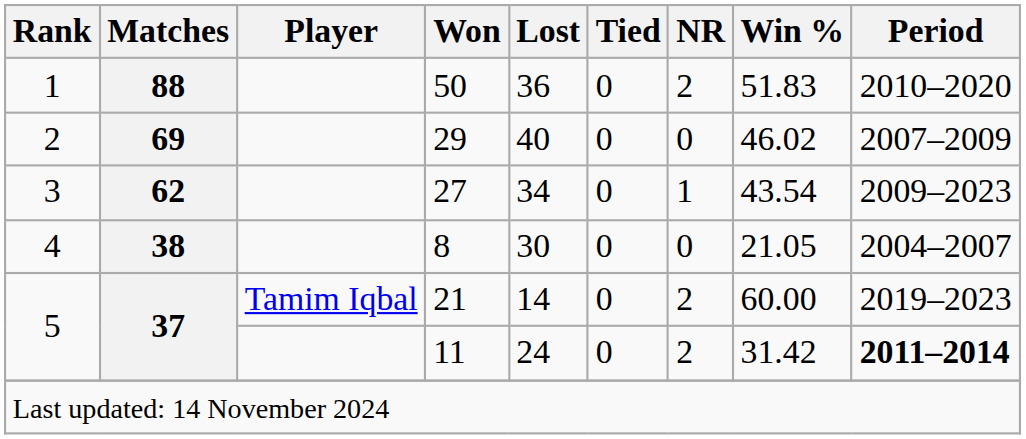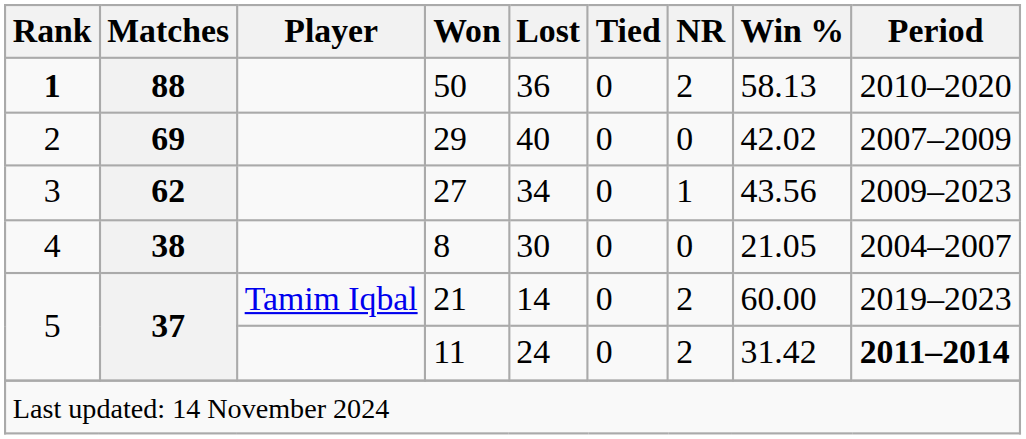(52, 84) normal -> (52, 84) bold
(779, 84) 51.83 -> (779, 84) 58.13
(779, 138) 46.02 -> (779, 138) 42.02
(779, 191) 43.54 -> (779, 191) 43.56
